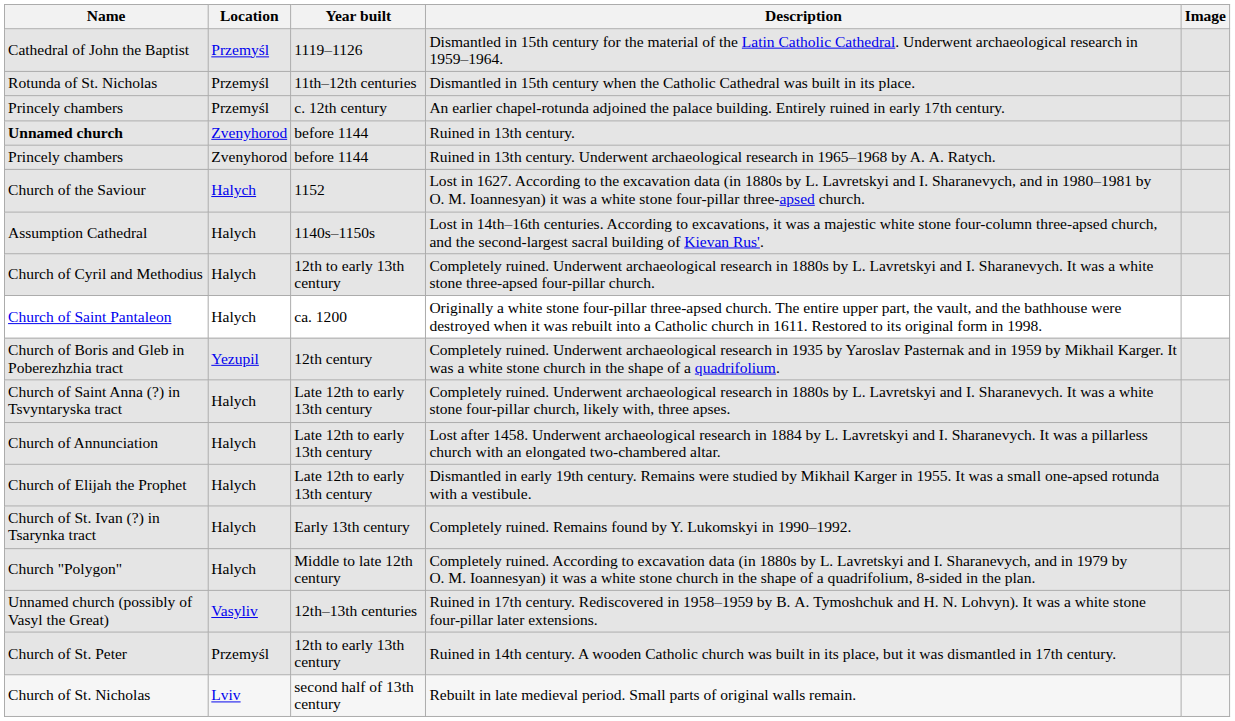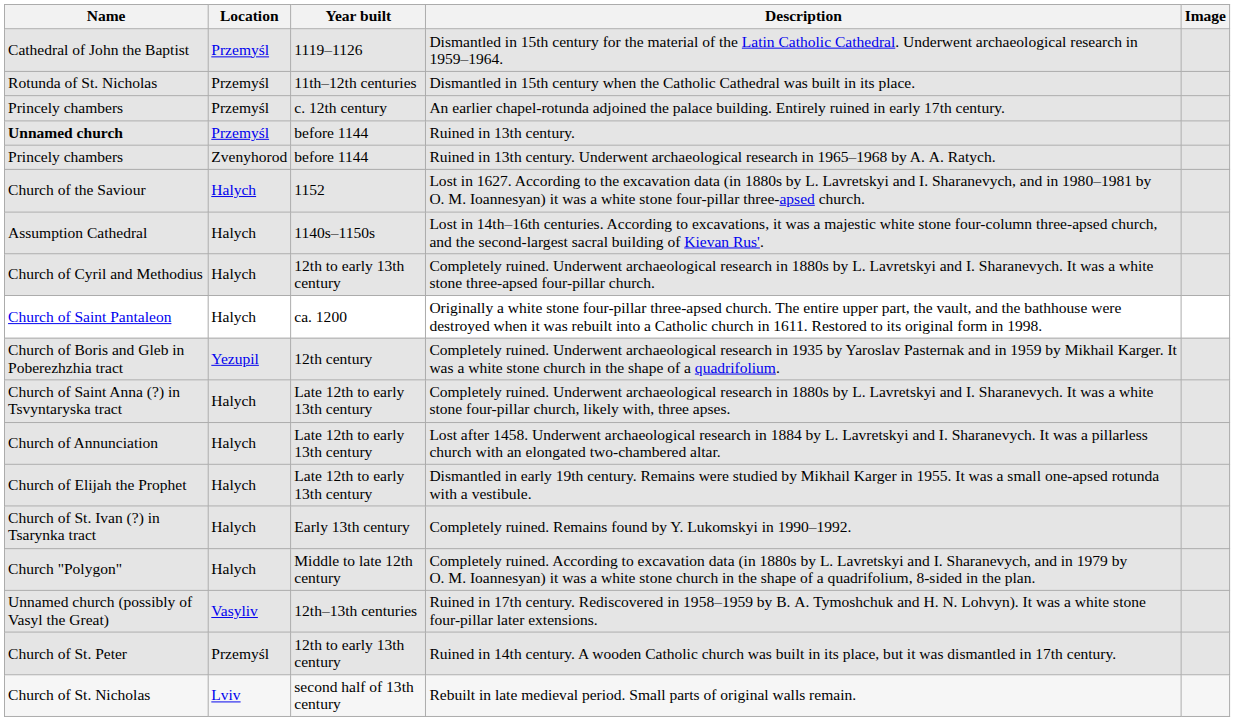(249, 132) Zvenyhorod -> (240, 132) Przemyśl
